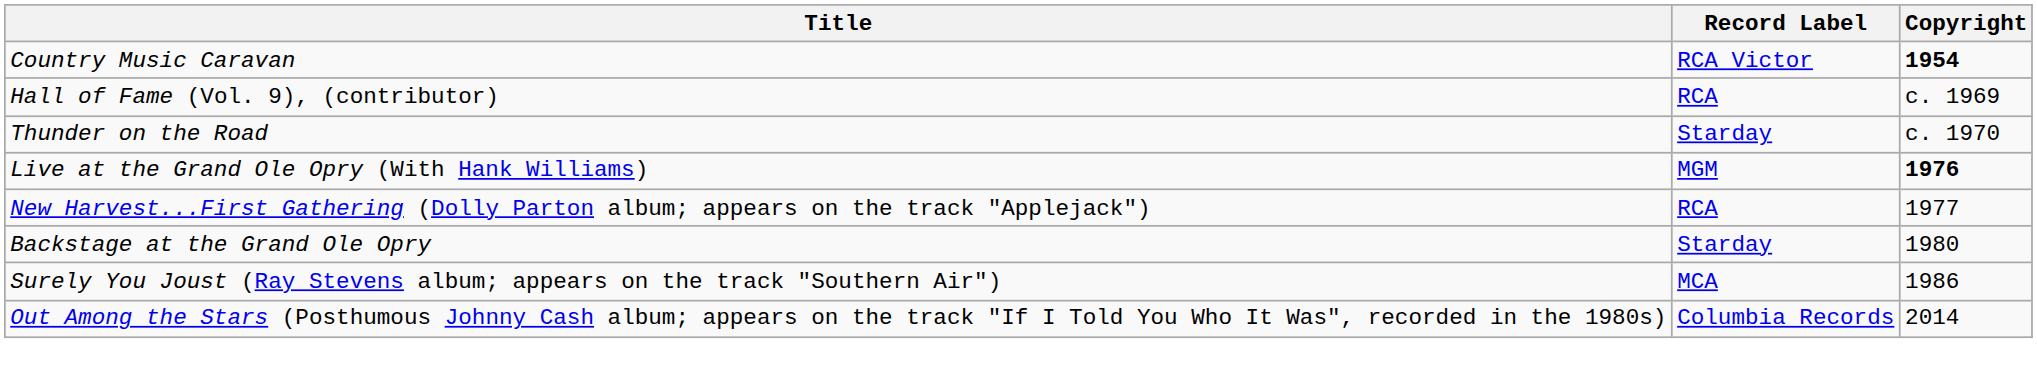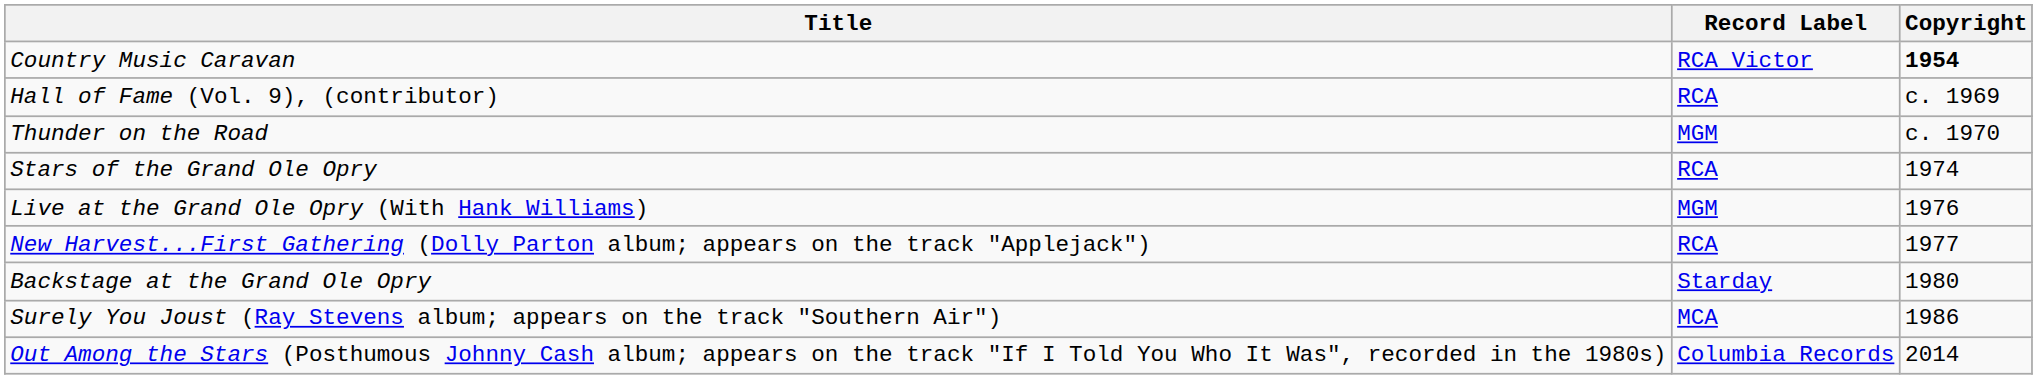(1725, 134) Starday -> (1698, 134) MGM
+ row: (194, 171)
(1932, 171) bold -> (1932, 208) normal
